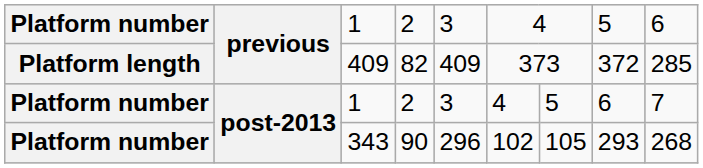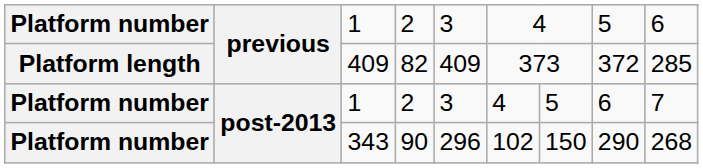(566, 142) 105 -> (566, 142) 150
(619, 142) 293 -> (619, 142) 290
